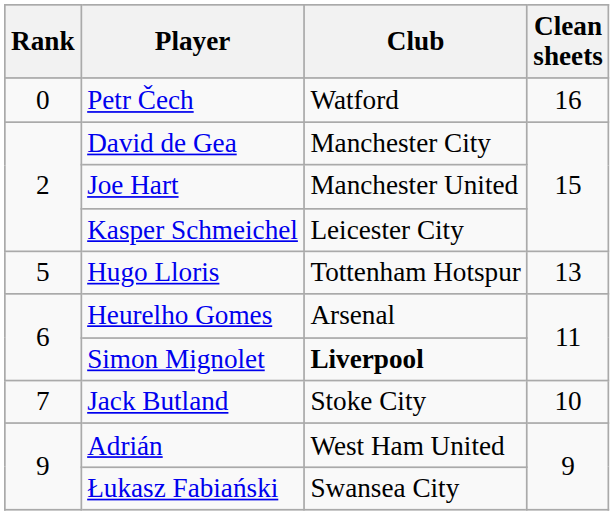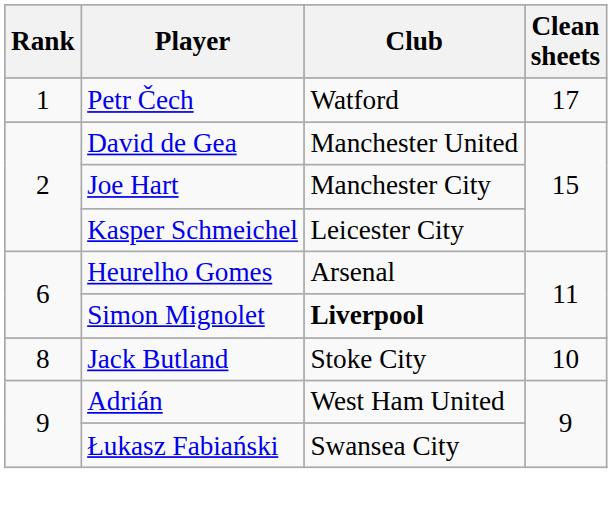(43, 99) 0 -> (43, 99) 1
(568, 99) 16 -> (565, 99) 17
(401, 142) Manchester City -> (414, 142) Manchester United
(414, 186) Manchester United -> (401, 186) Manchester City
- row: (153, 272)
(43, 401) 7 -> (43, 358) 8
